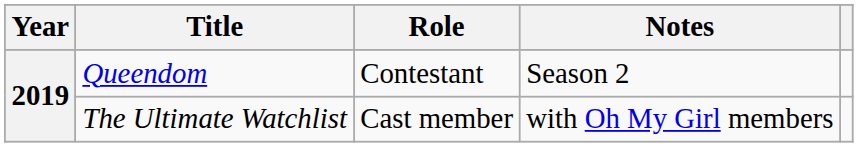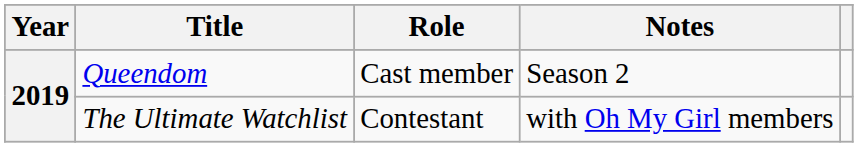(422, 73) Contestant -> (437, 73) Cast member
(437, 118) Cast member -> (422, 118) Contestant
